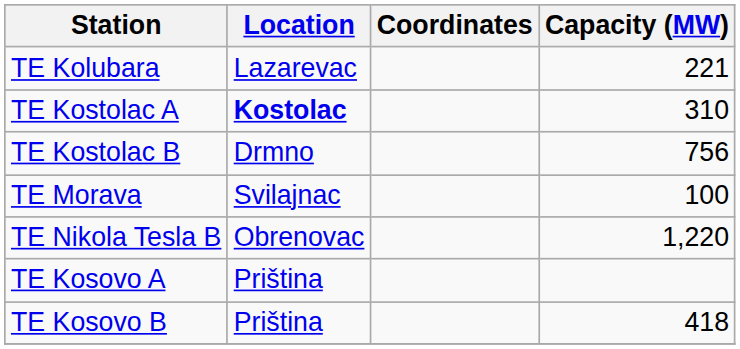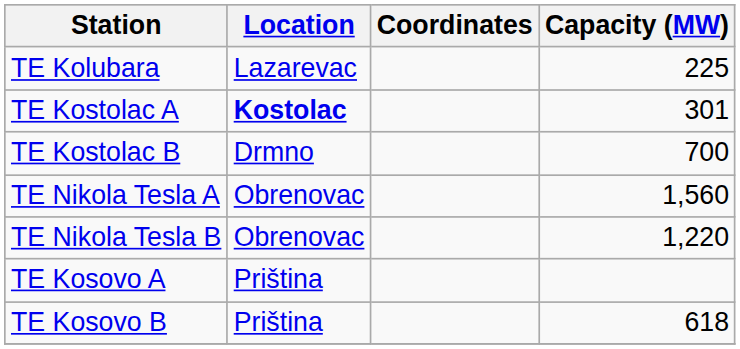(707, 68) 221 -> (707, 68) 225
(707, 110) 310 -> (707, 110) 301
(707, 152) 756 -> (707, 152) 700
- row: (76, 195)
+ row: (115, 195)
(707, 322) 418 -> (707, 322) 618
